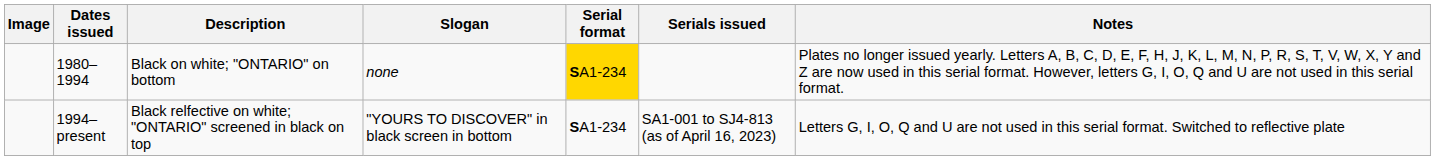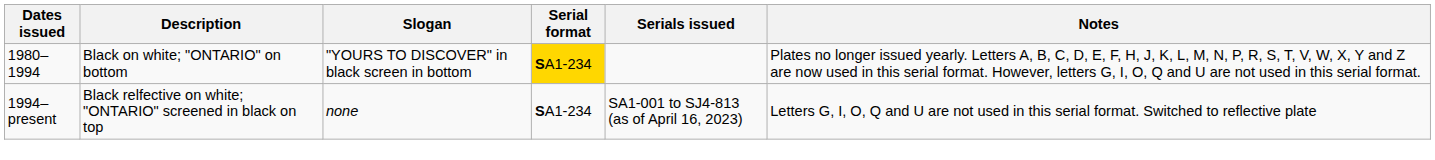- column: (29, 24)
(382, 71) none -> (417, 63) "YOURS TO DISCOVER" in black screen in bottom
(457, 127) "YOURS TO DISCOVER" in black screen in bottom -> (342, 111) none
